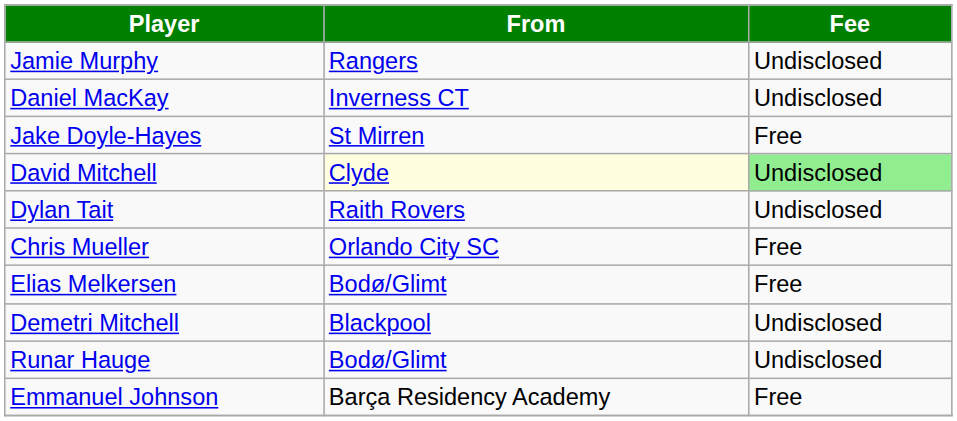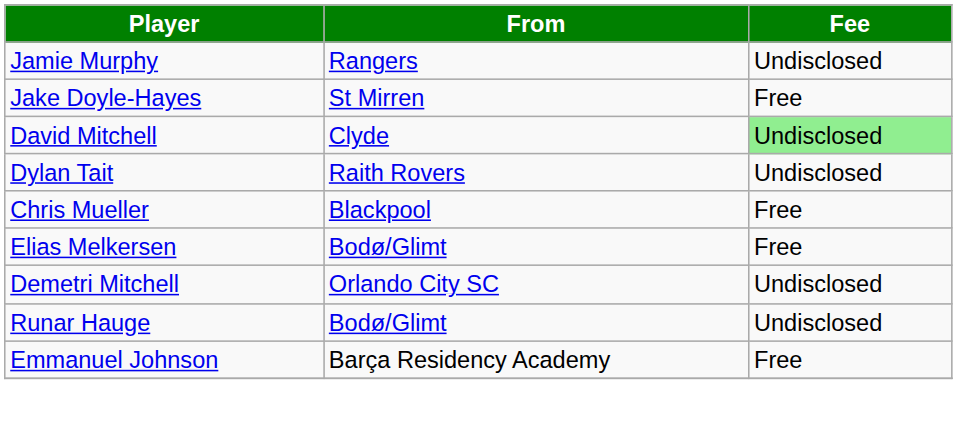- row: (89, 98)
(359, 173) lightyellow background -> (359, 136) no background
(414, 247) Orlando City SC -> (380, 210) Blackpool
(380, 322) Blackpool -> (414, 285) Orlando City SC
